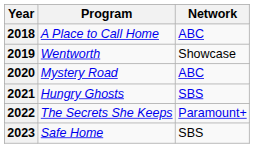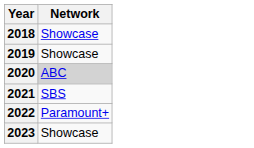- column: (107, 14)
(191, 34) ABC -> (70, 34) Showcase
(191, 73) no background -> (54, 73) lightgrey background
(191, 133) SBS -> (70, 133) Showcase
